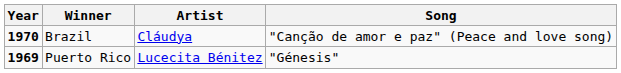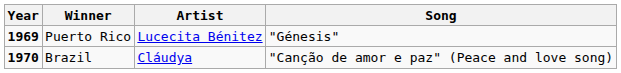rows swapped: (88, 57) <-> (69, 36)
